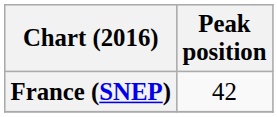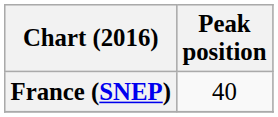(224, 91) 42 -> (224, 91) 40
